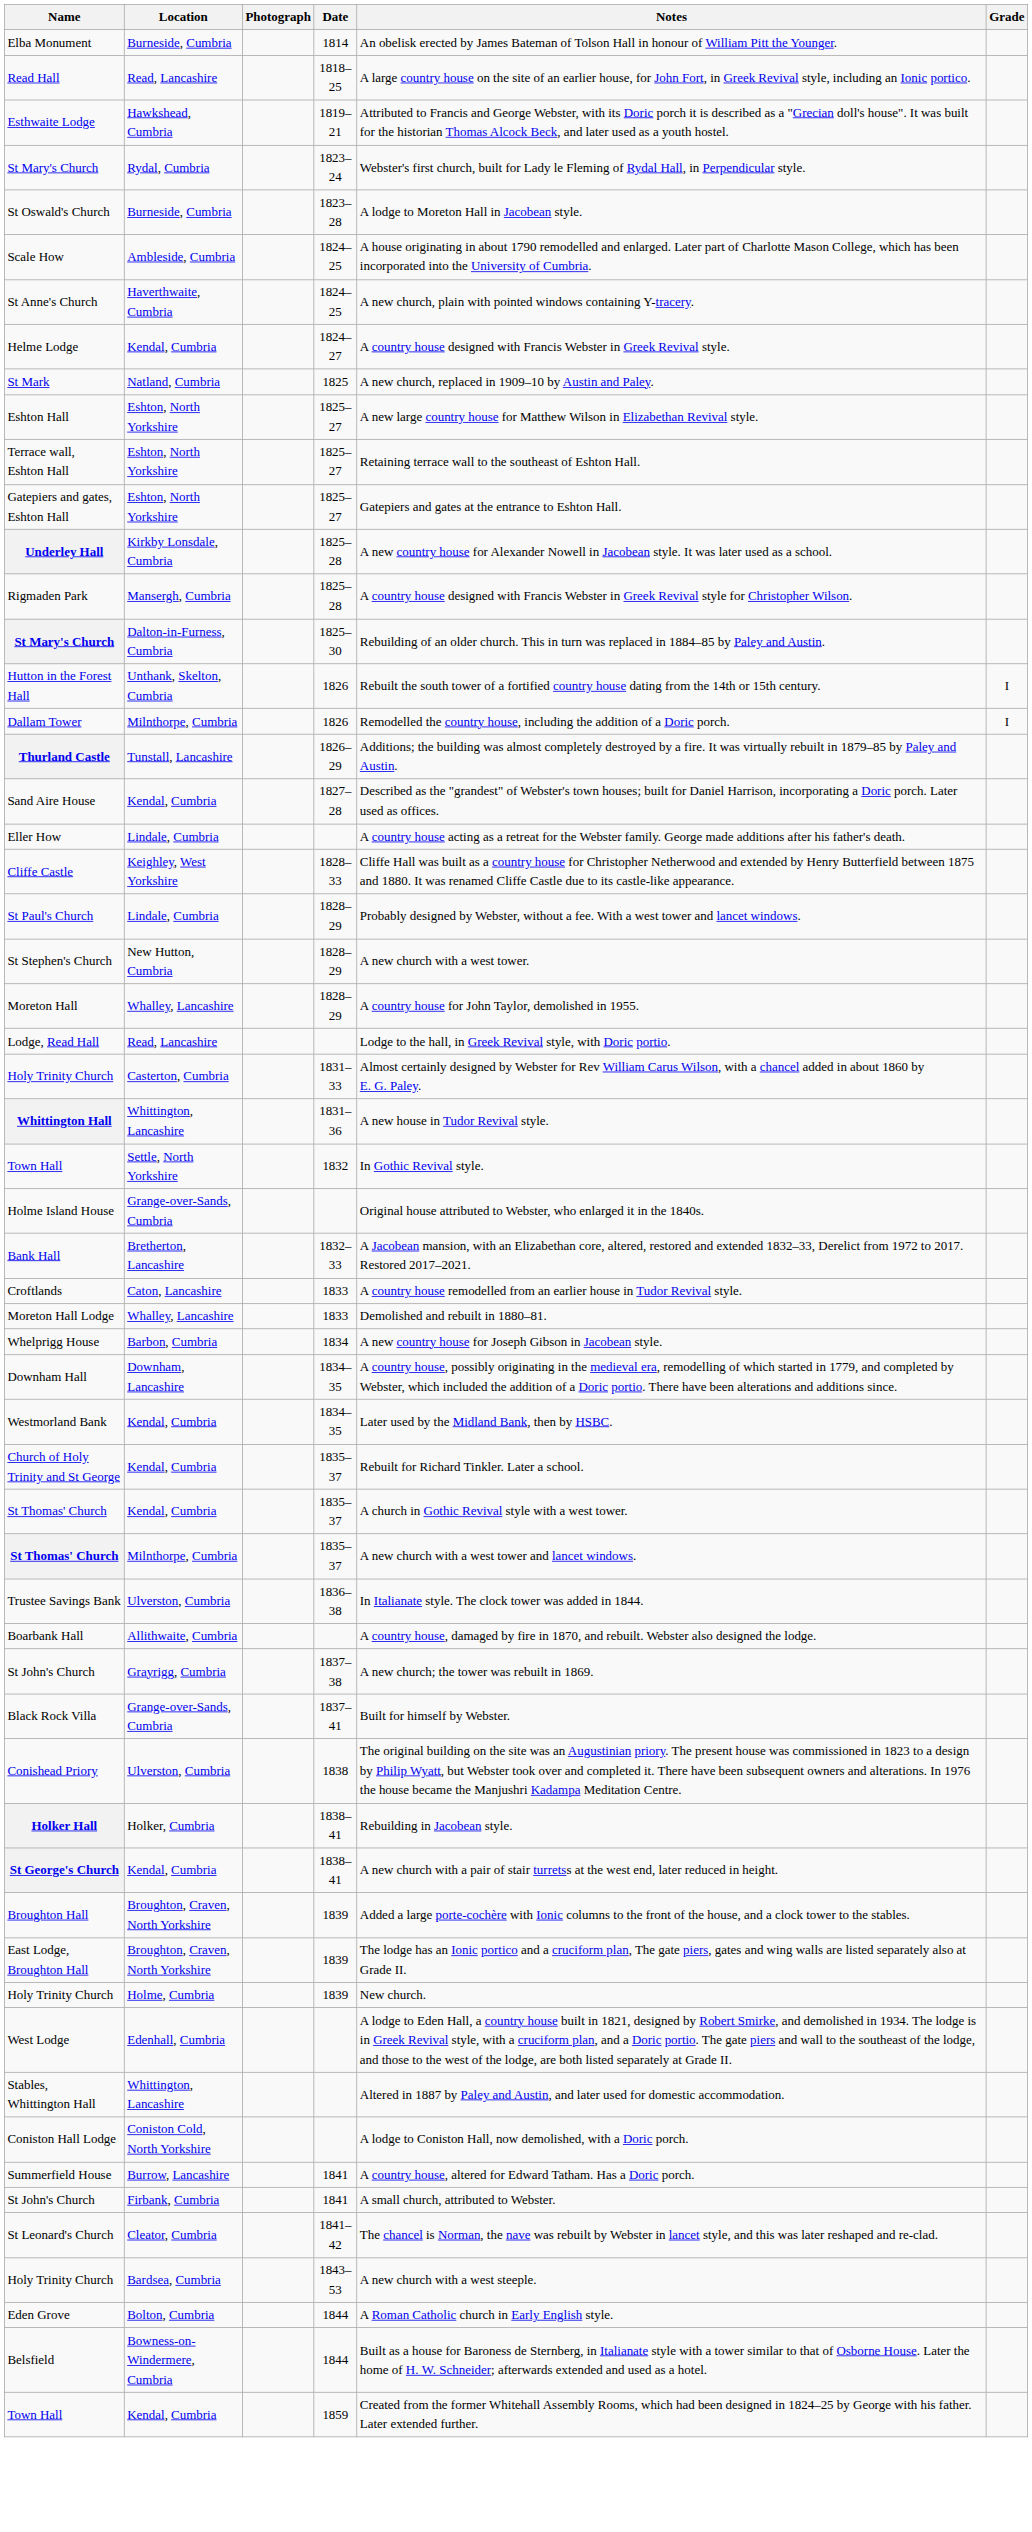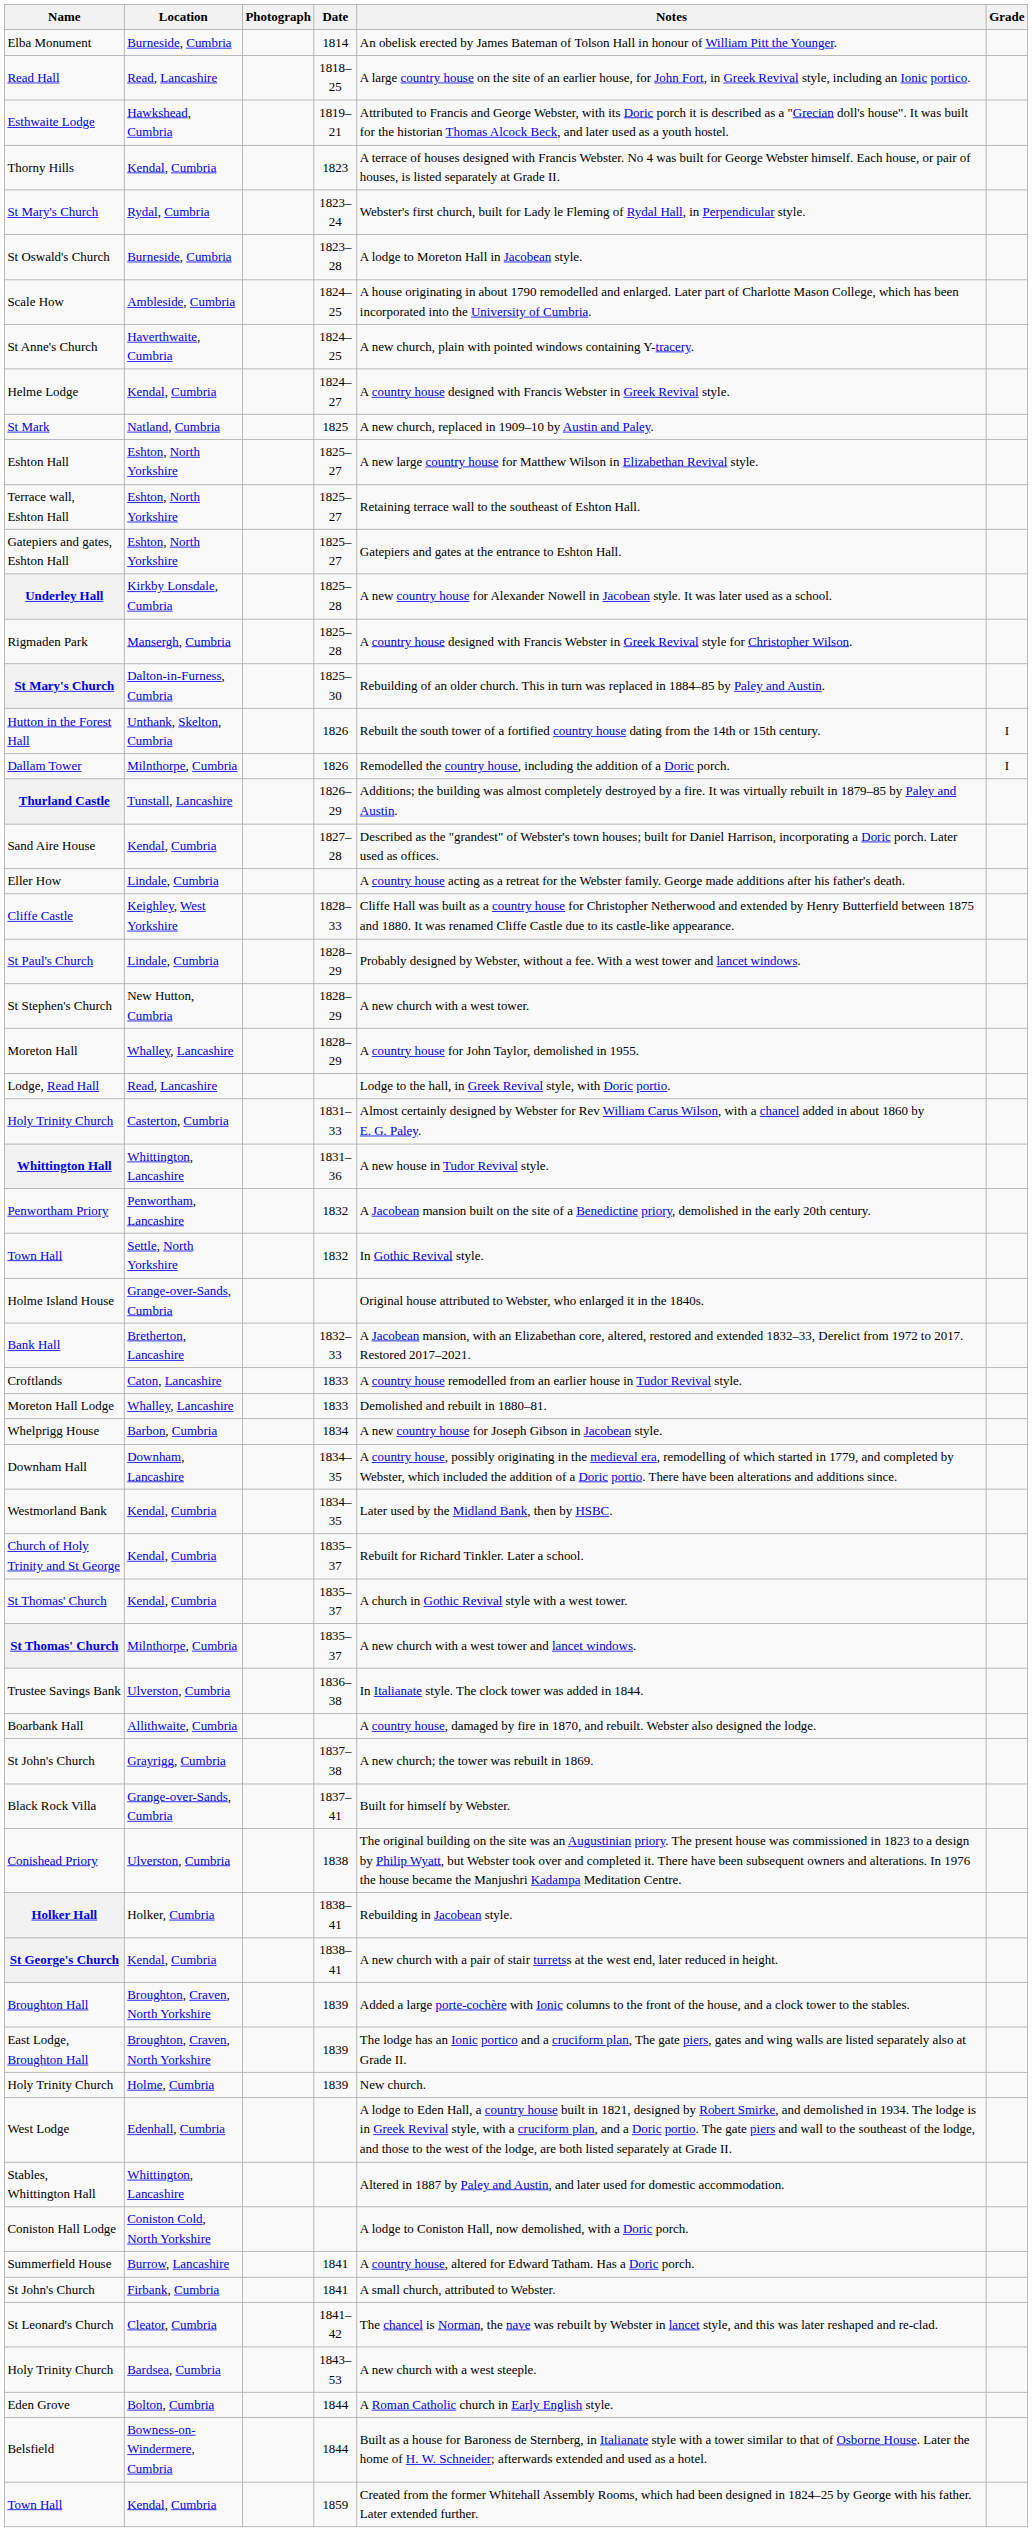+ row: (41, 167)
+ row: (58, 1211)
